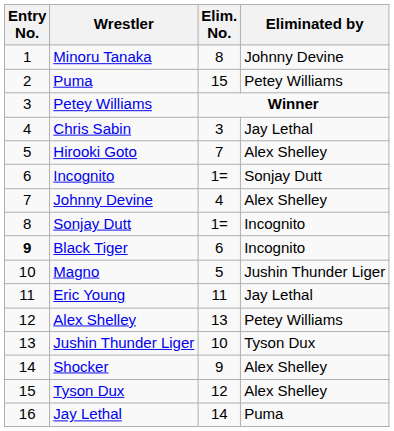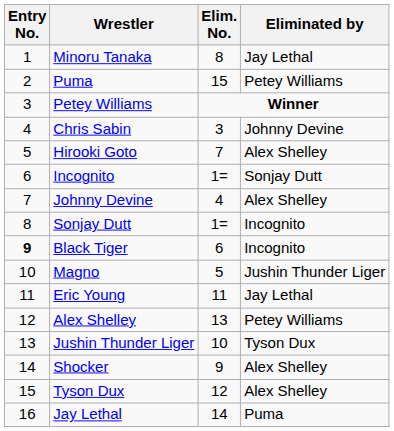(294, 57) Johnny Devine -> (278, 57) Jay Lethal
(278, 128) Jay Lethal -> (294, 128) Johnny Devine
